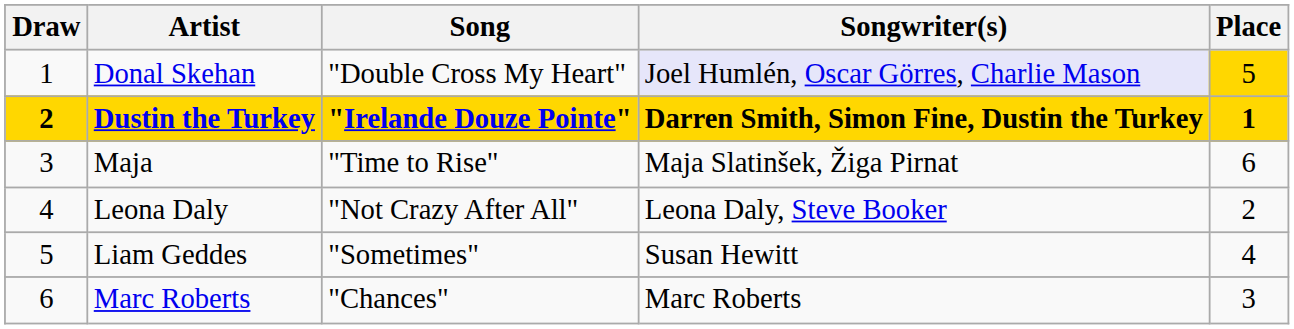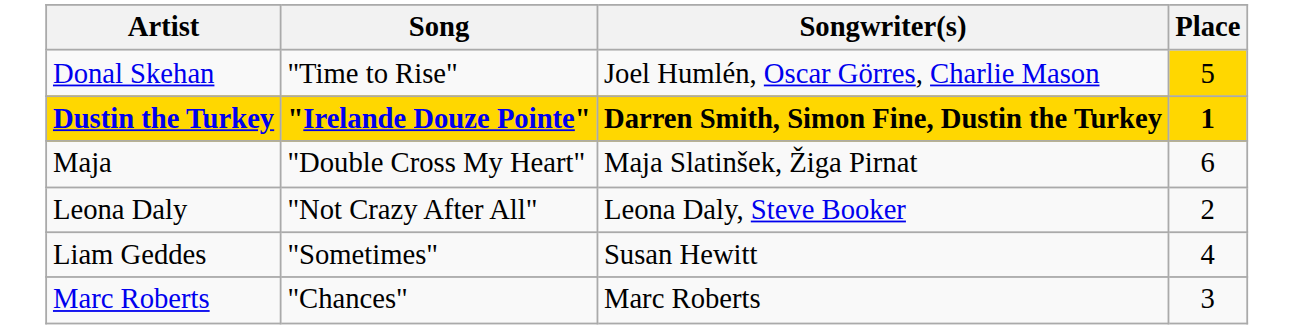- column: (46, 27)
(477, 72) "Double Cross My Heart" -> (373, 72) "Time to Rise"
(893, 72) lavender background -> (852, 72) no background
(413, 163) "Time to Rise" -> (436, 163) "Double Cross My Heart"
